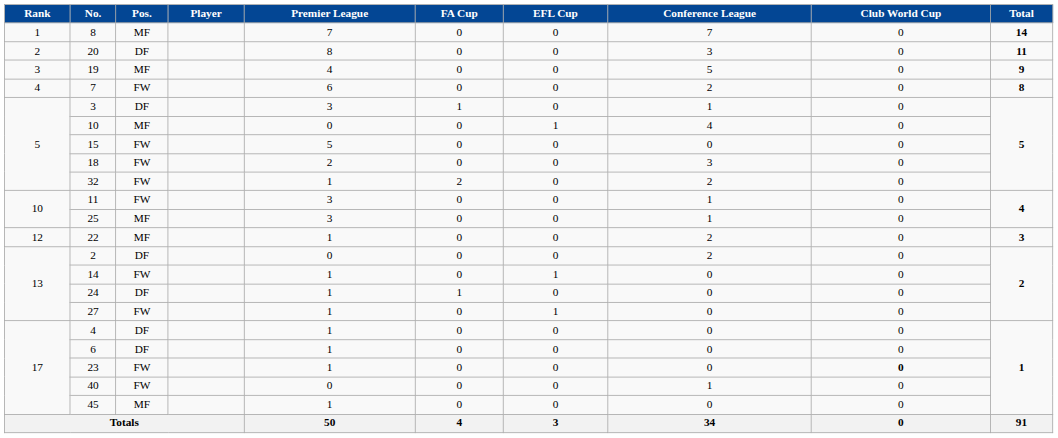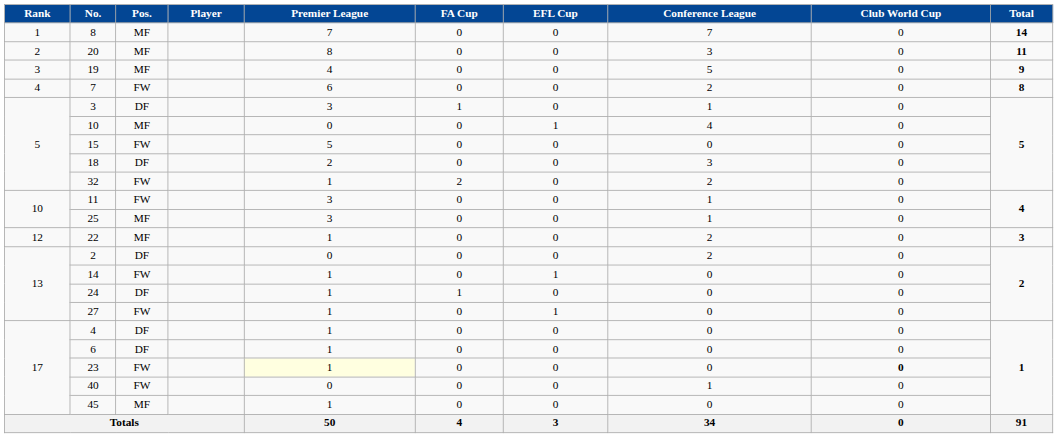(142, 50) DF -> (142, 50) MF
(142, 162) FW -> (142, 162) DF
(330, 367) no background -> (330, 367) lightyellow background
